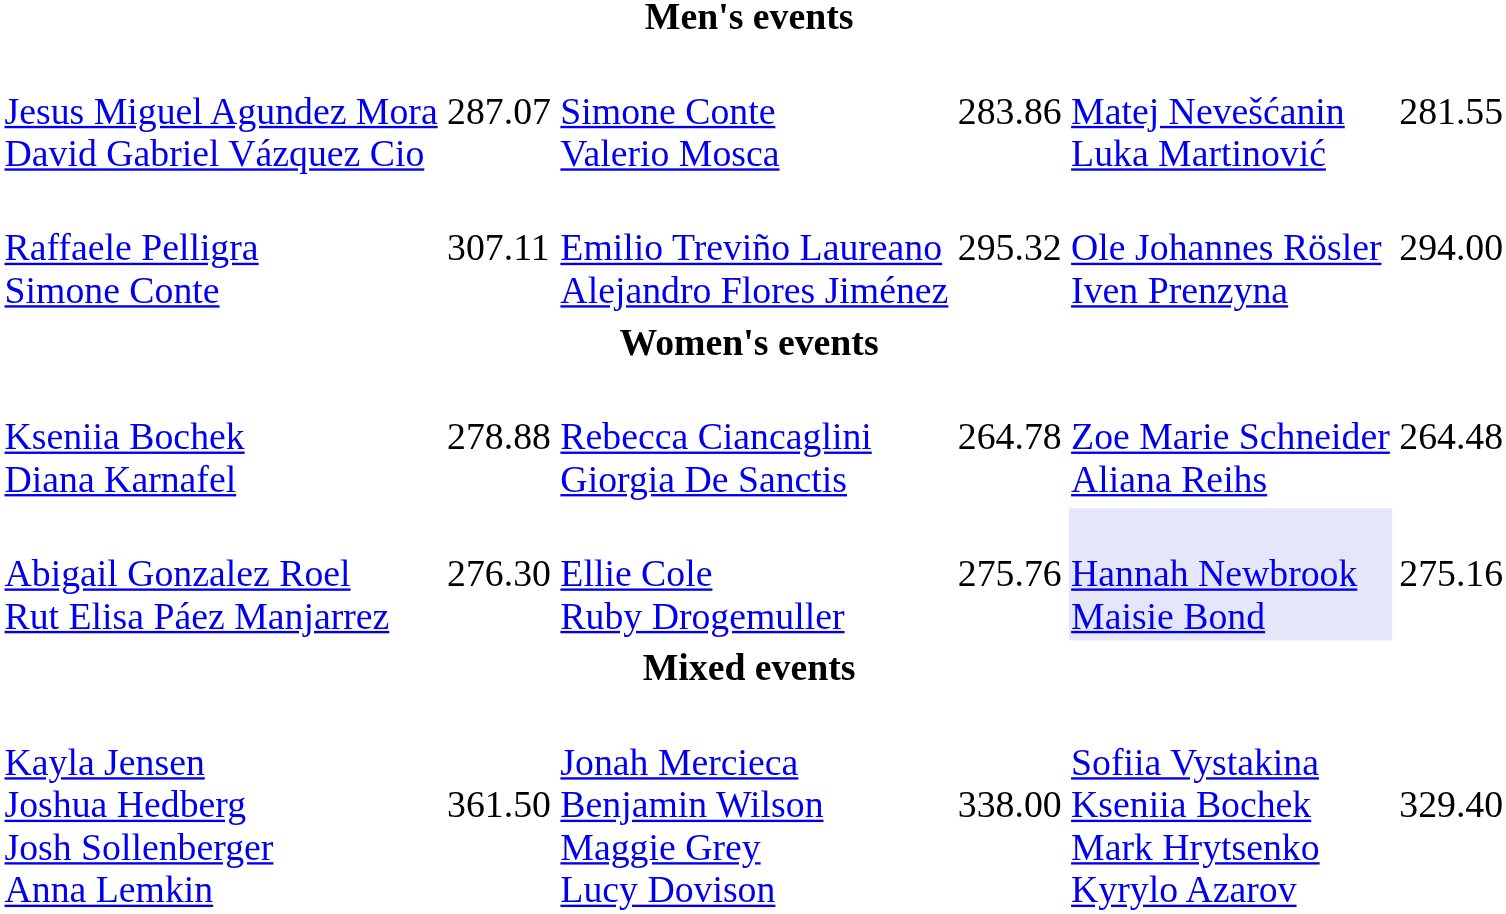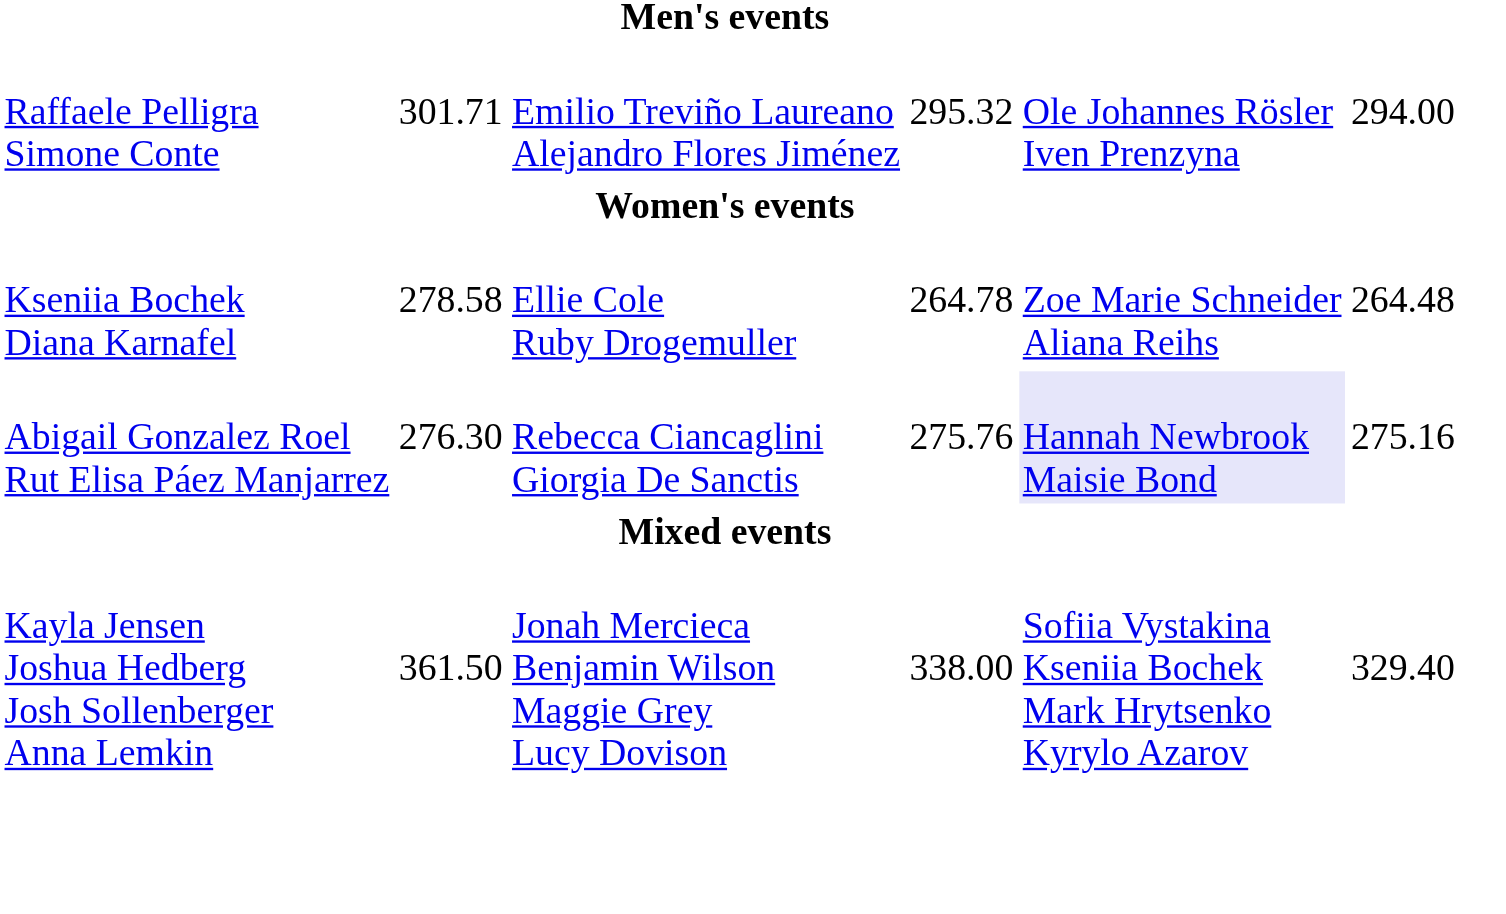- row: (221, 132)
(498, 247) 307.11 -> (451, 111) 301.71
(499, 436) 278.88 -> (451, 299) 278.58
(716, 457) Rebecca Ciancaglini Giorgia De Sanctis -> (654, 321) Ellie Cole Ruby Drogemuller
(702, 594) Ellie Cole Ruby Drogemuller -> (668, 457) Rebecca Ciancaglini Giorgia De Sanctis
